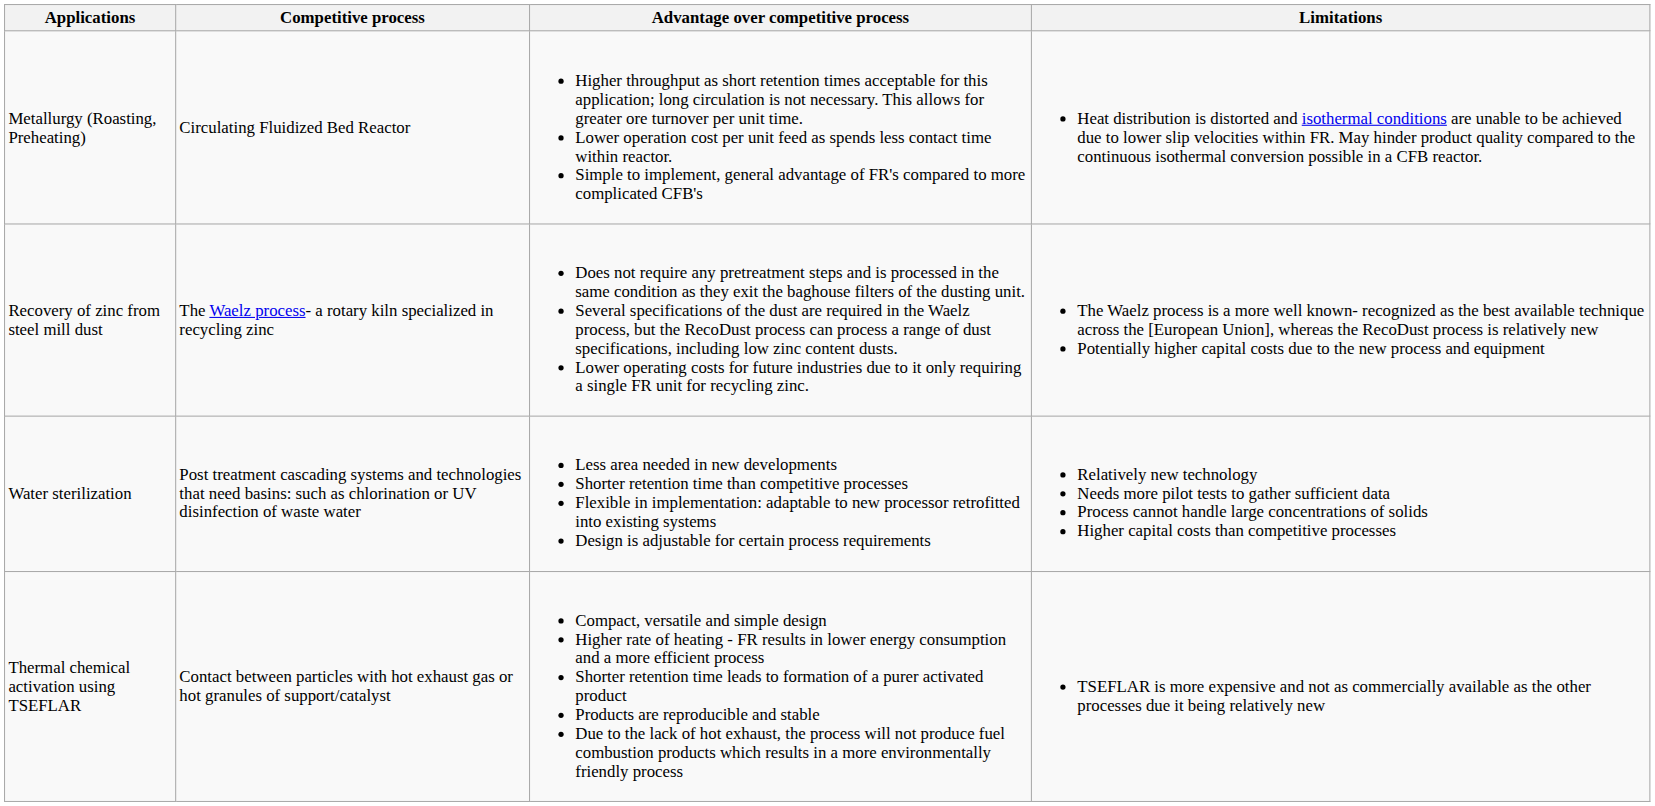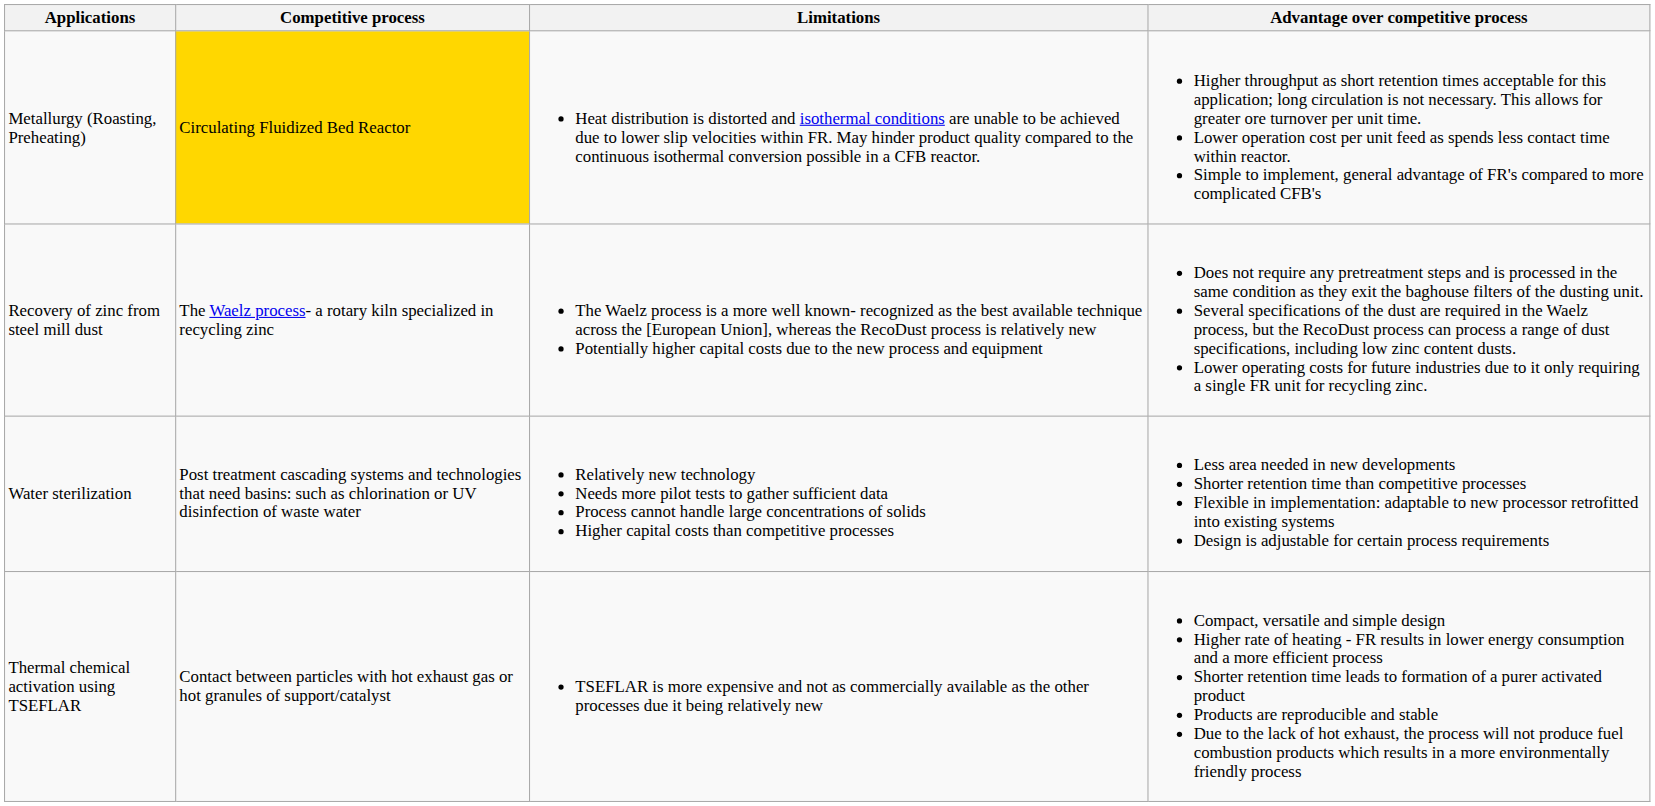columns swapped: (780, 17) <-> (1341, 17)
(295, 127) no background -> (295, 127) gold background
